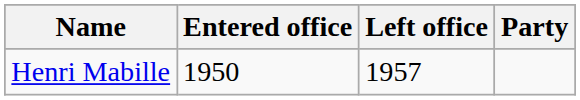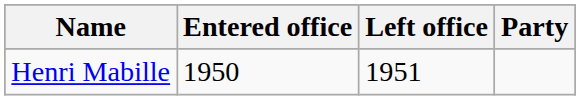(393, 71) 1957 -> (393, 71) 1951
